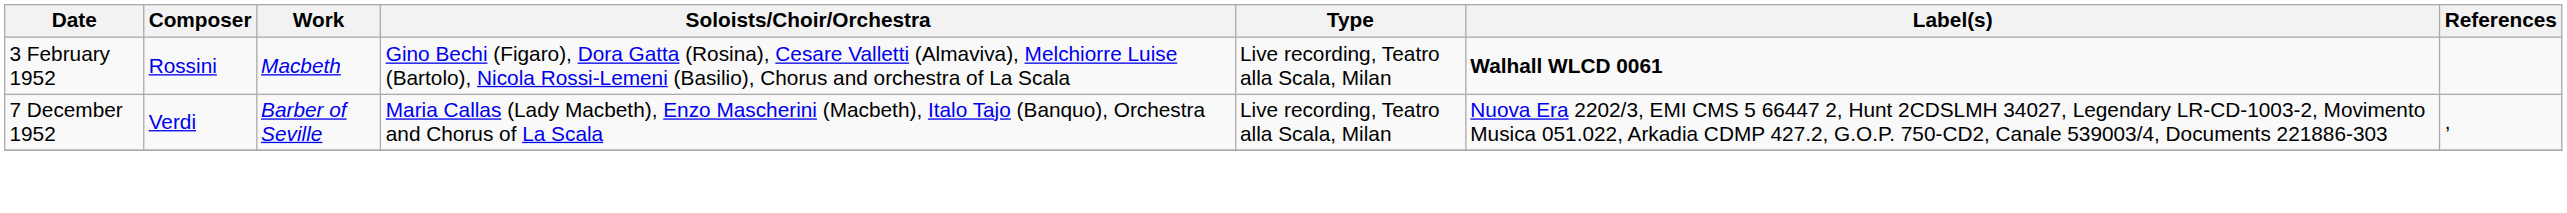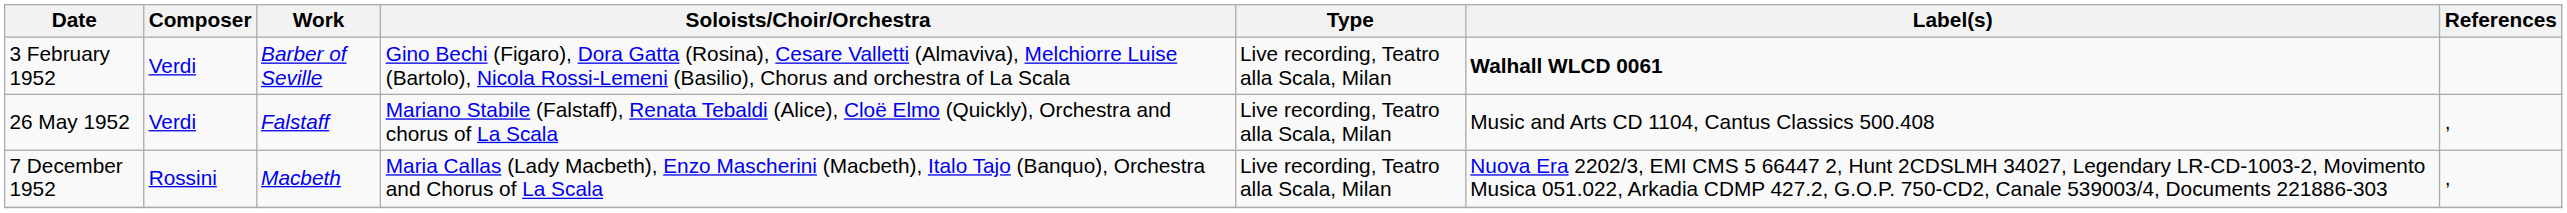(183, 65) Rossini -> (172, 65) Verdi
(301, 65) Macbeth -> (304, 65) Barber of Seville
+ row: (70, 122)
(172, 122) Verdi -> (183, 178) Rossini
(304, 122) Barber of Seville -> (301, 178) Macbeth
